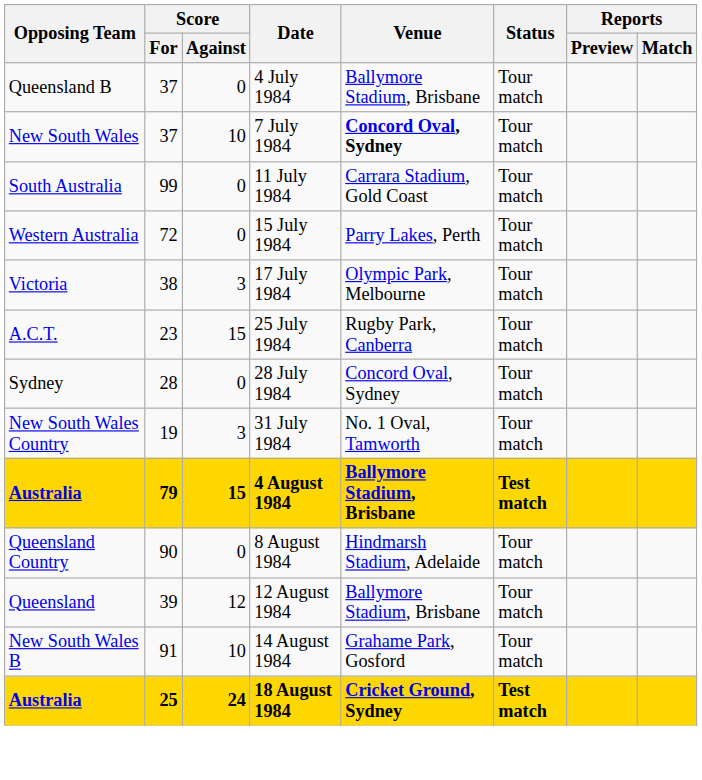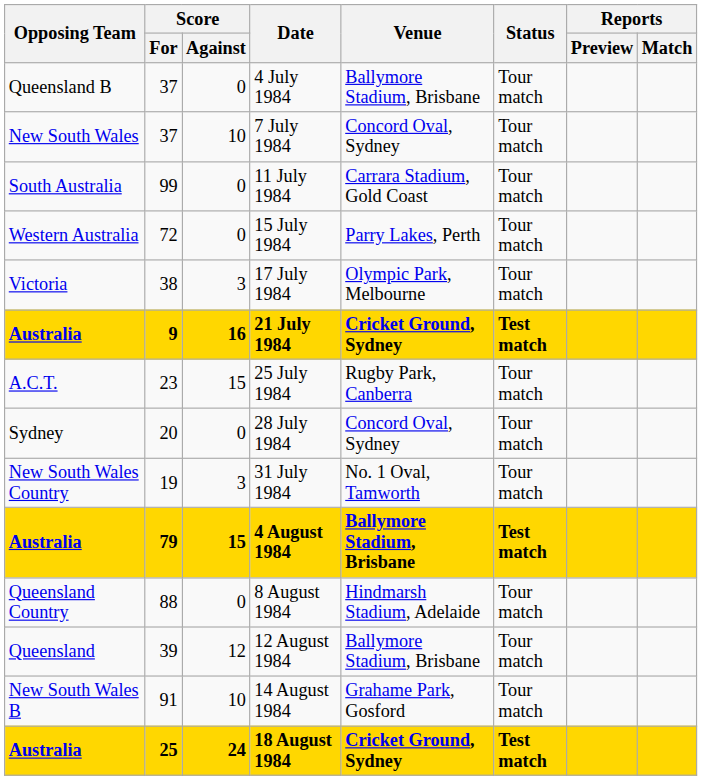(402, 136) bold -> (399, 136) normal
+ row: (282, 334)
(169, 383) 28 -> (169, 433) 20
(169, 552) 90 -> (169, 602) 88
